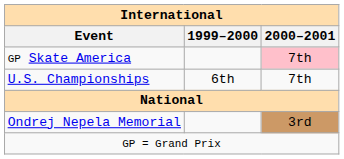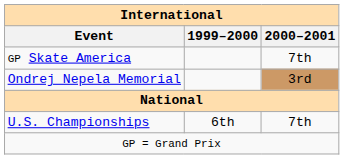(300, 58) pink background -> (300, 58) no background
rows swapped: (94, 122) <-> (79, 79)
